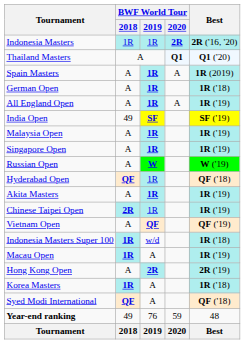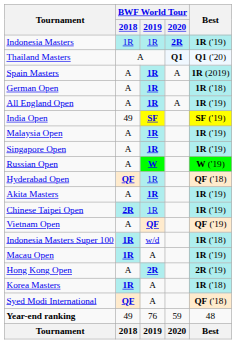(214, 42) 2R ('16, '20) -> (210, 42) 1R ('19)
